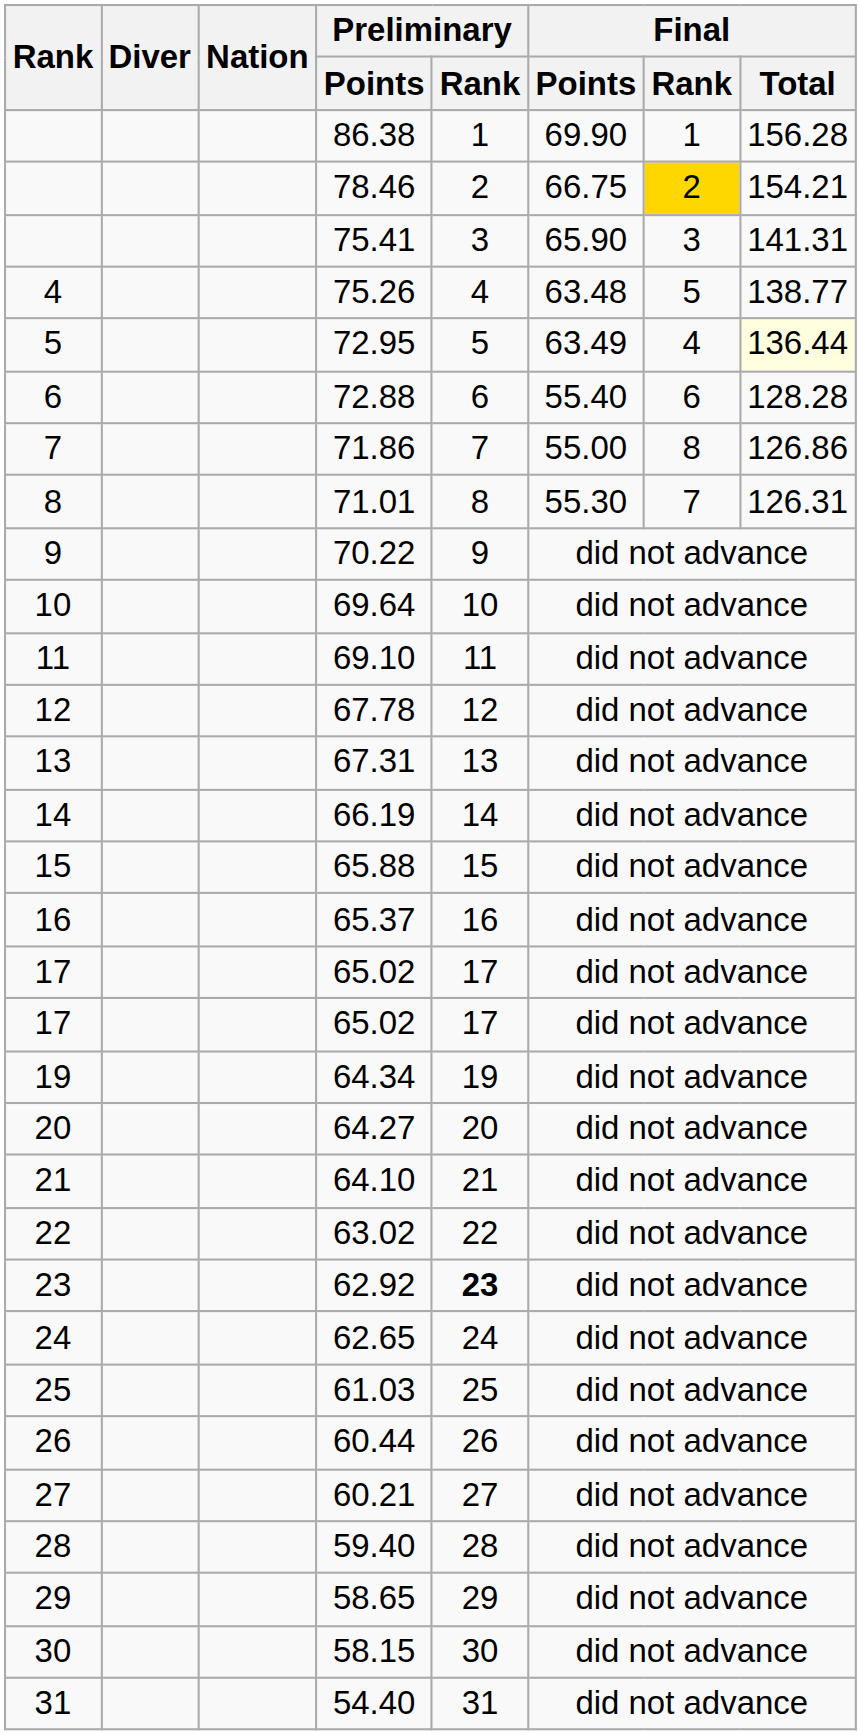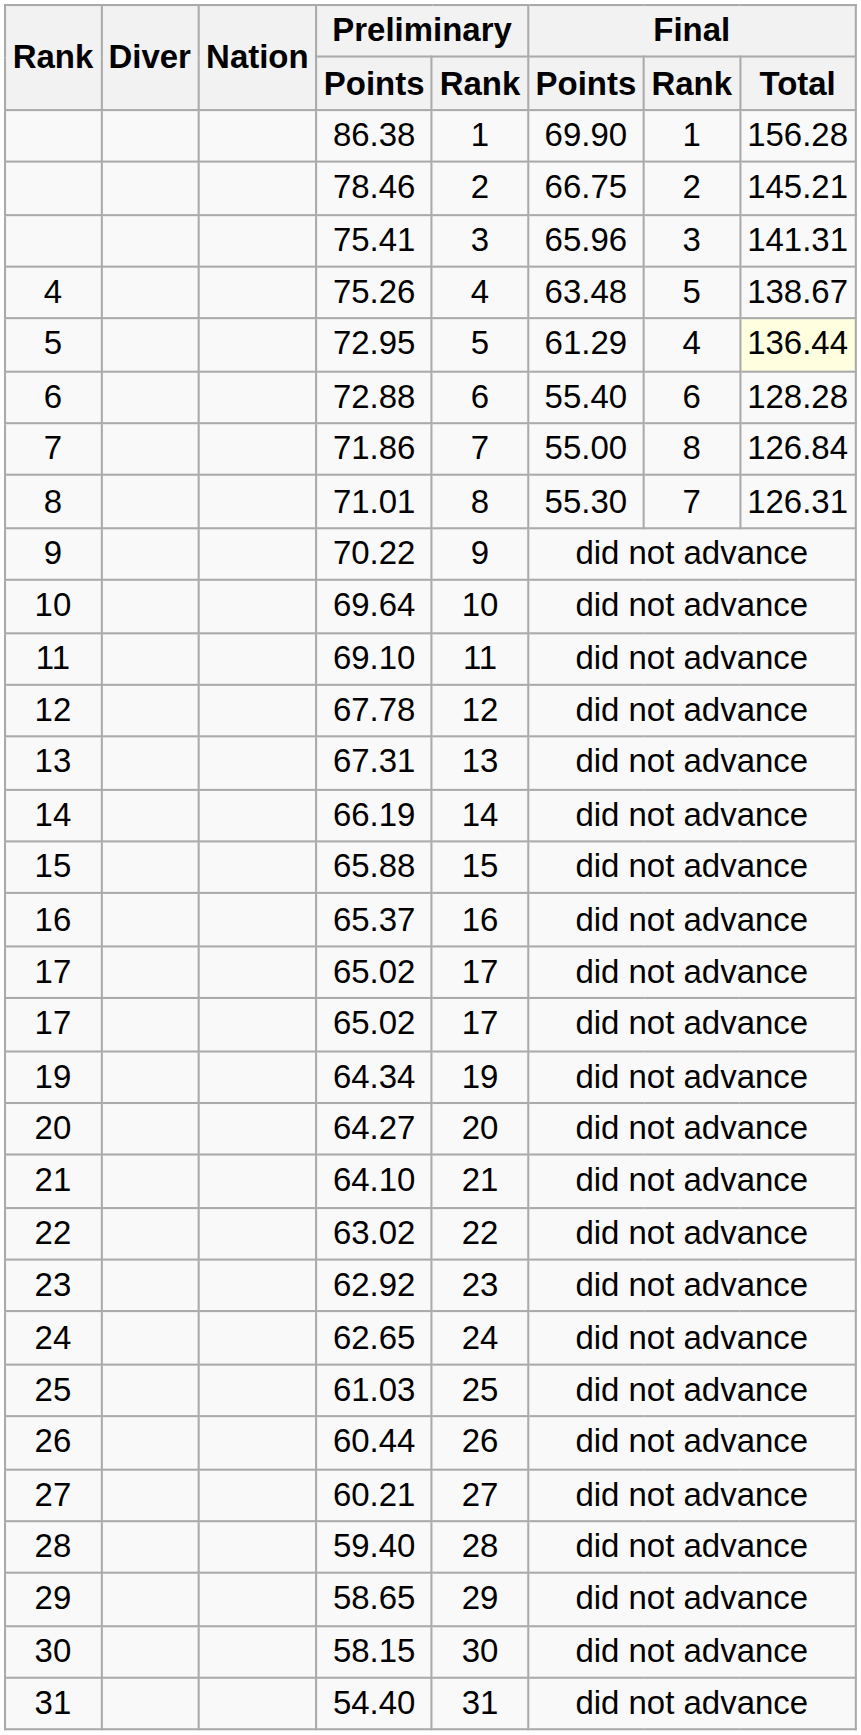(692, 187) gold background -> (692, 187) no background
(798, 187) 154.21 -> (798, 187) 145.21
(586, 239) 65.90 -> (586, 239) 65.96
(798, 291) 138.77 -> (798, 291) 138.67
(586, 344) 63.49 -> (586, 344) 61.29
(798, 448) 126.86 -> (798, 448) 126.84
(480, 1285) bold -> (480, 1285) normal
